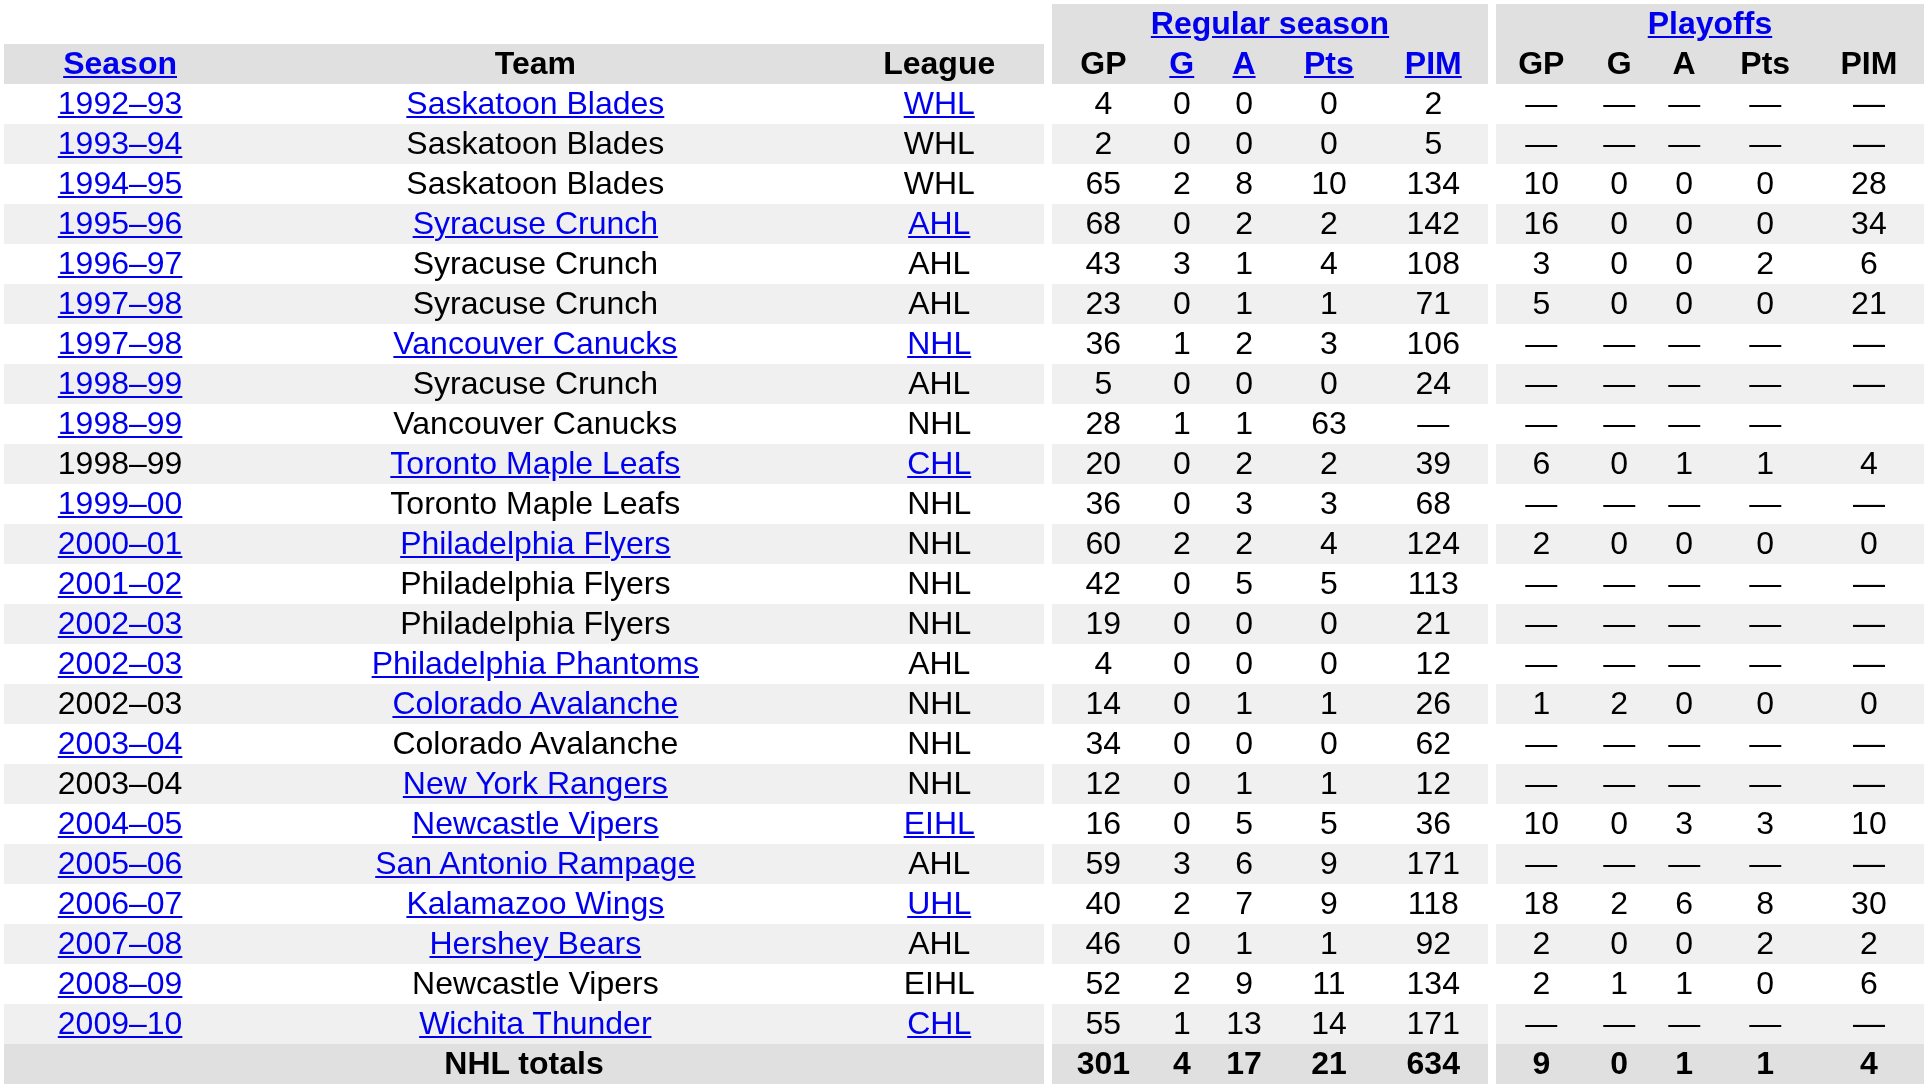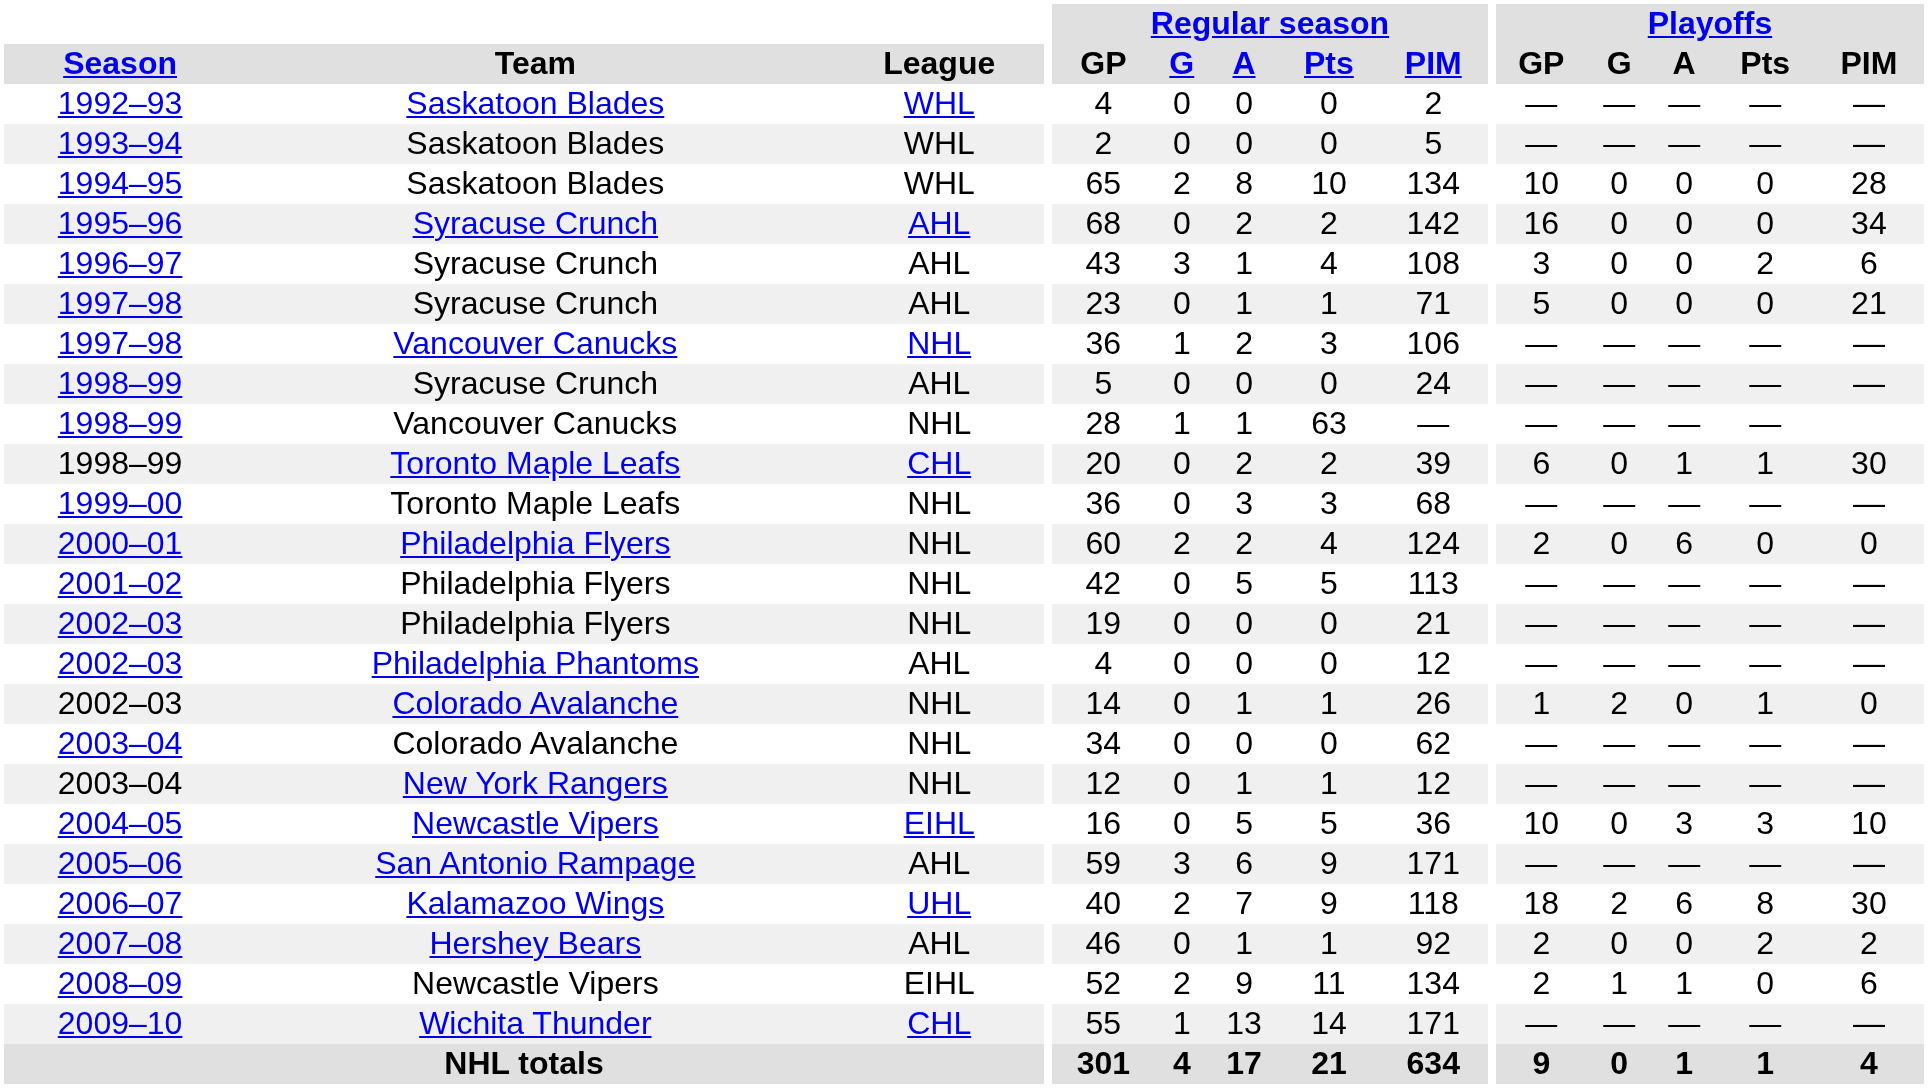(1869, 463) 4 -> (1869, 463) 30
(1684, 543) 0 -> (1684, 543) 6
(1765, 703) 0 -> (1765, 703) 1
